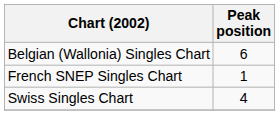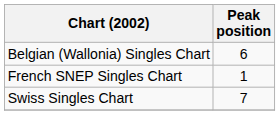(244, 98) 4 -> (244, 98) 7
